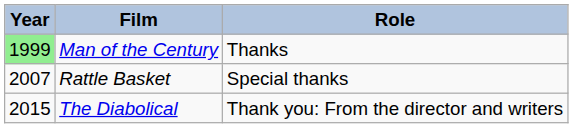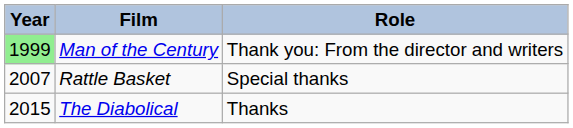(257, 49) Thanks -> (395, 49) Thank you: From the director and writers
(395, 108) Thank you: From the director and writers -> (257, 108) Thanks
